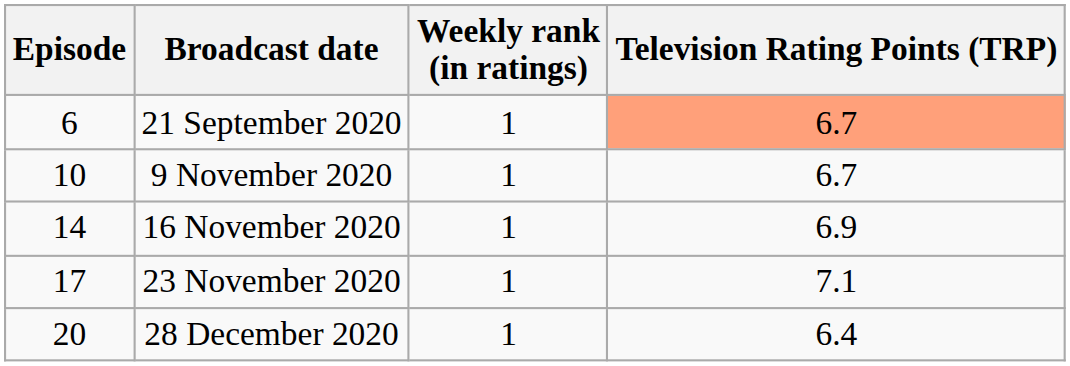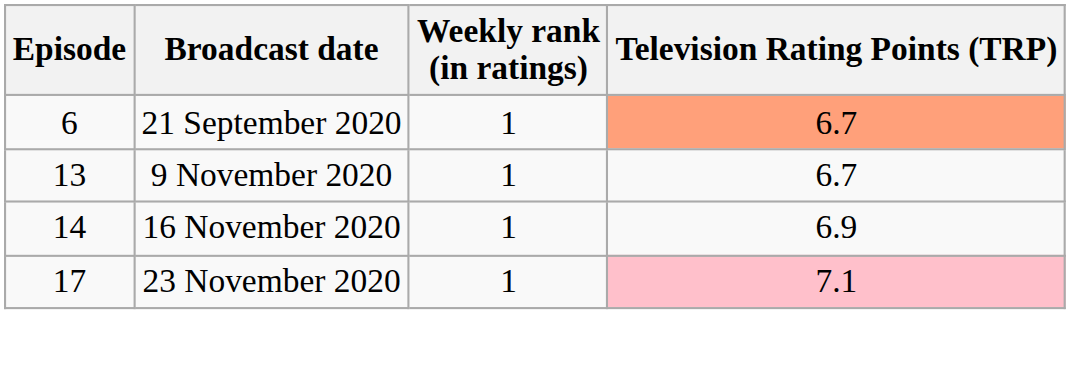(69, 174) 10 -> (69, 174) 13
(836, 280) no background -> (836, 280) pink background
- row: (272, 333)
